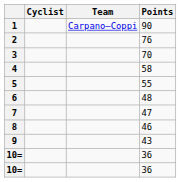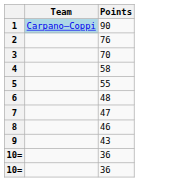- column: (45, 12)
(103, 26) no background -> (61, 26) lightblue background
